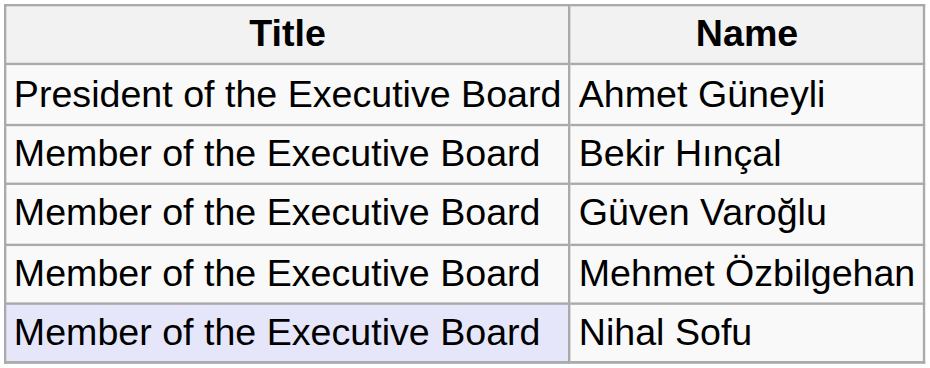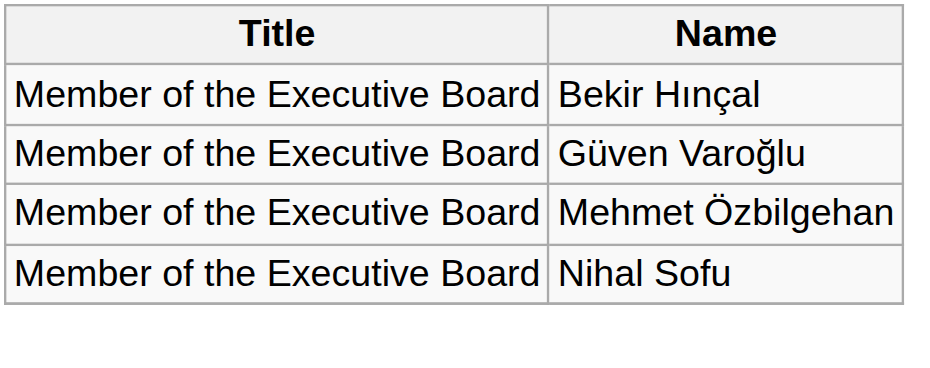- row: (702, 93)
(277, 332) lavender background -> (277, 272) no background
